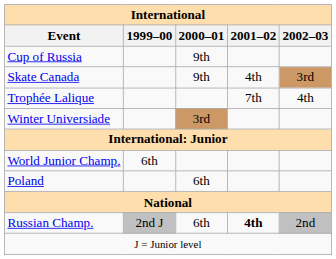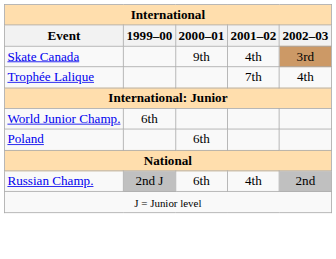- row: (45, 56)
- row: (59, 118)
(253, 222) bold -> (253, 181) normal
